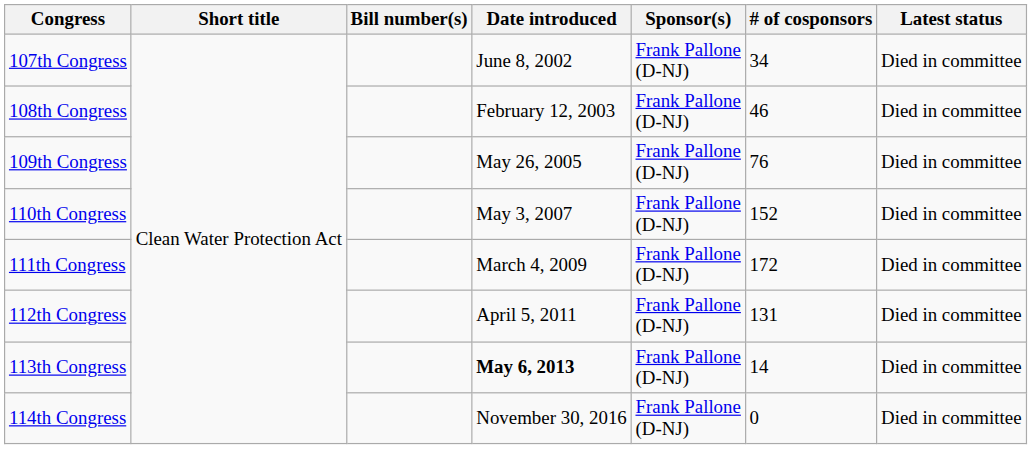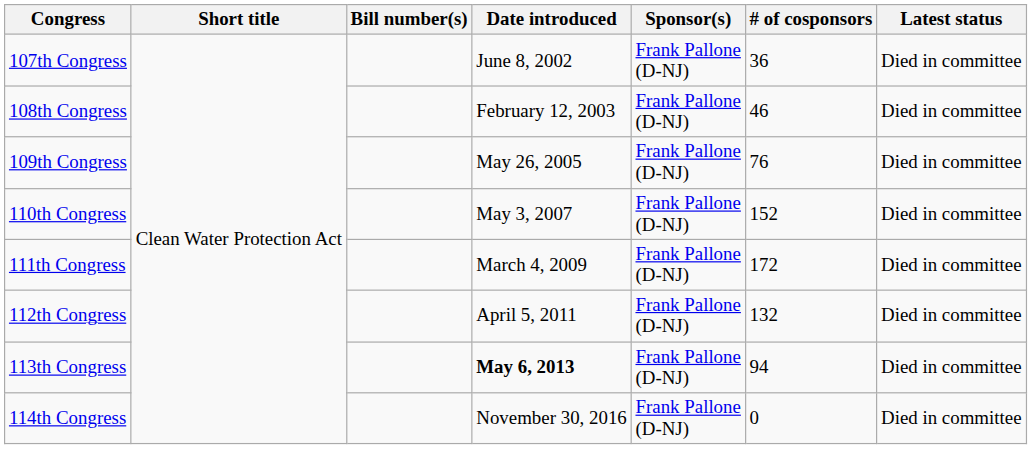(759, 60) 34 -> (759, 60) 36
(764, 315) 131 -> (764, 315) 132
(759, 367) 14 -> (759, 367) 94
